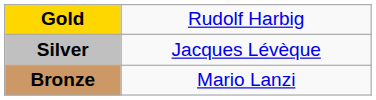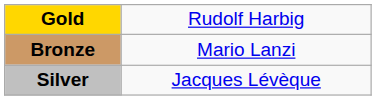rows swapped: (63, 49) <-> (63, 79)
